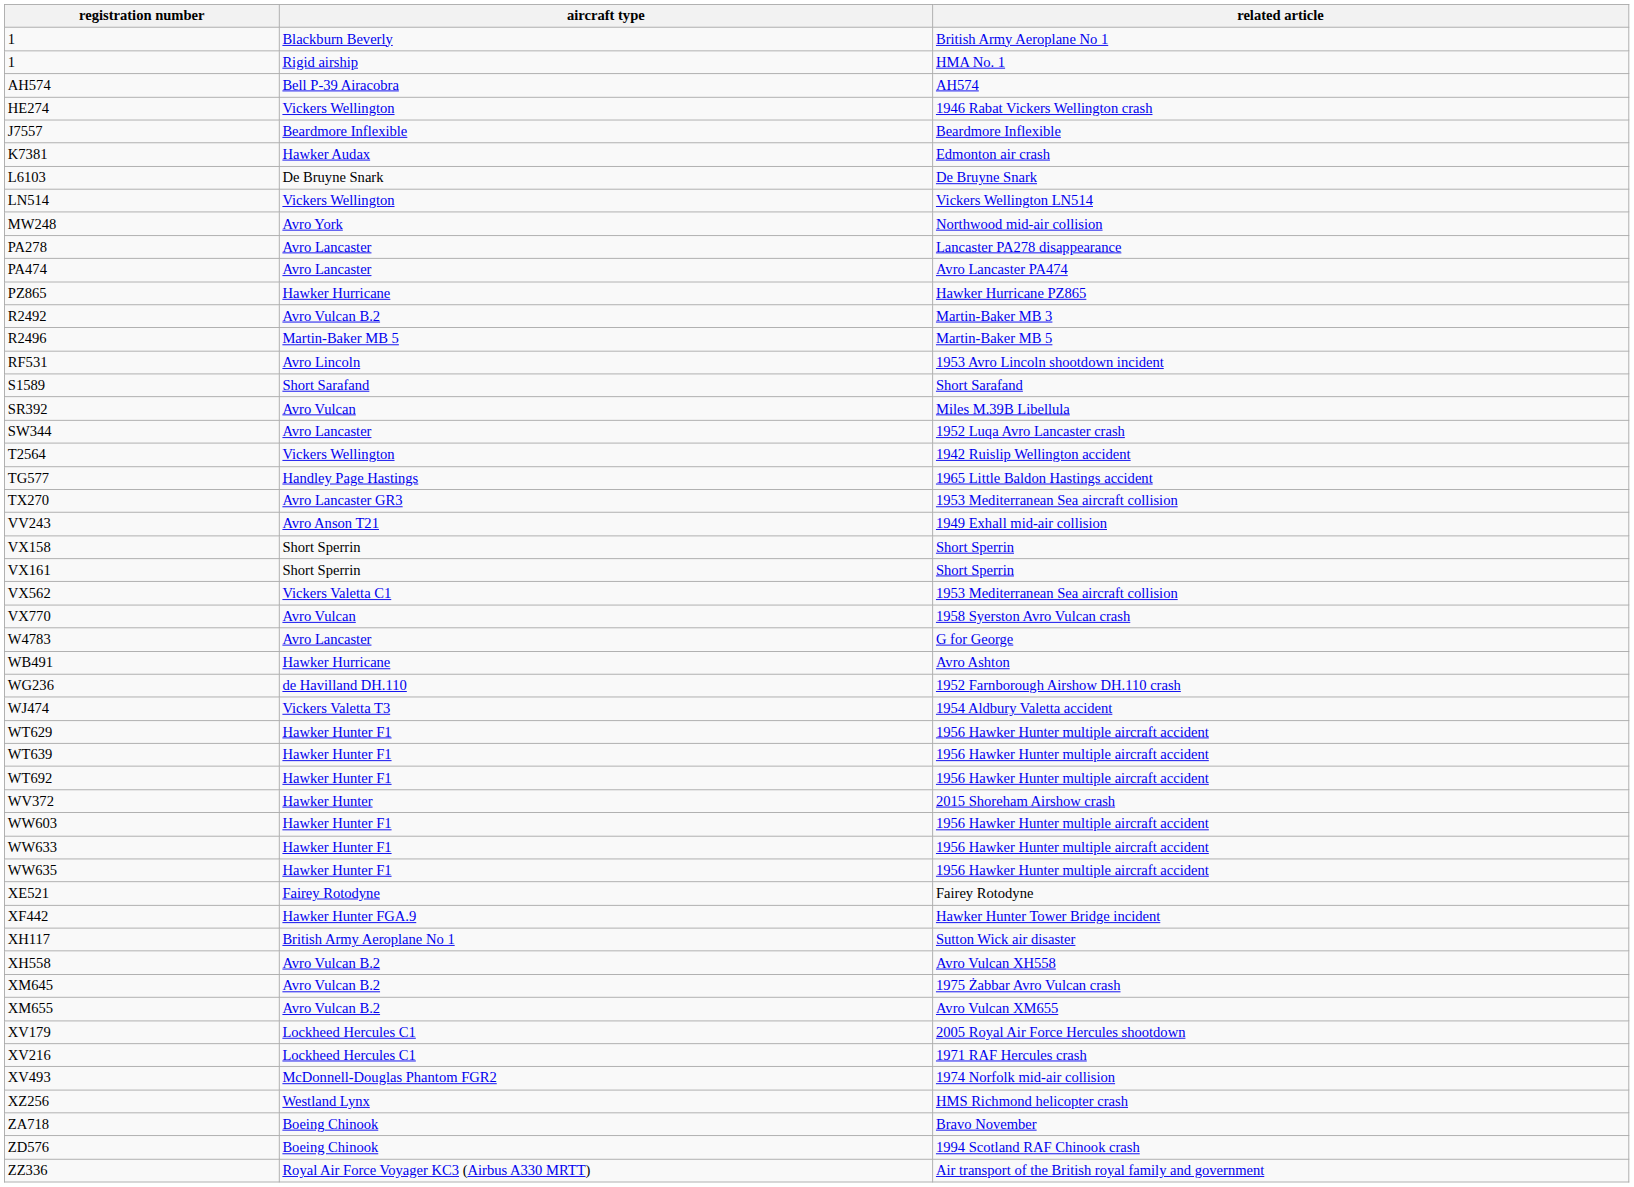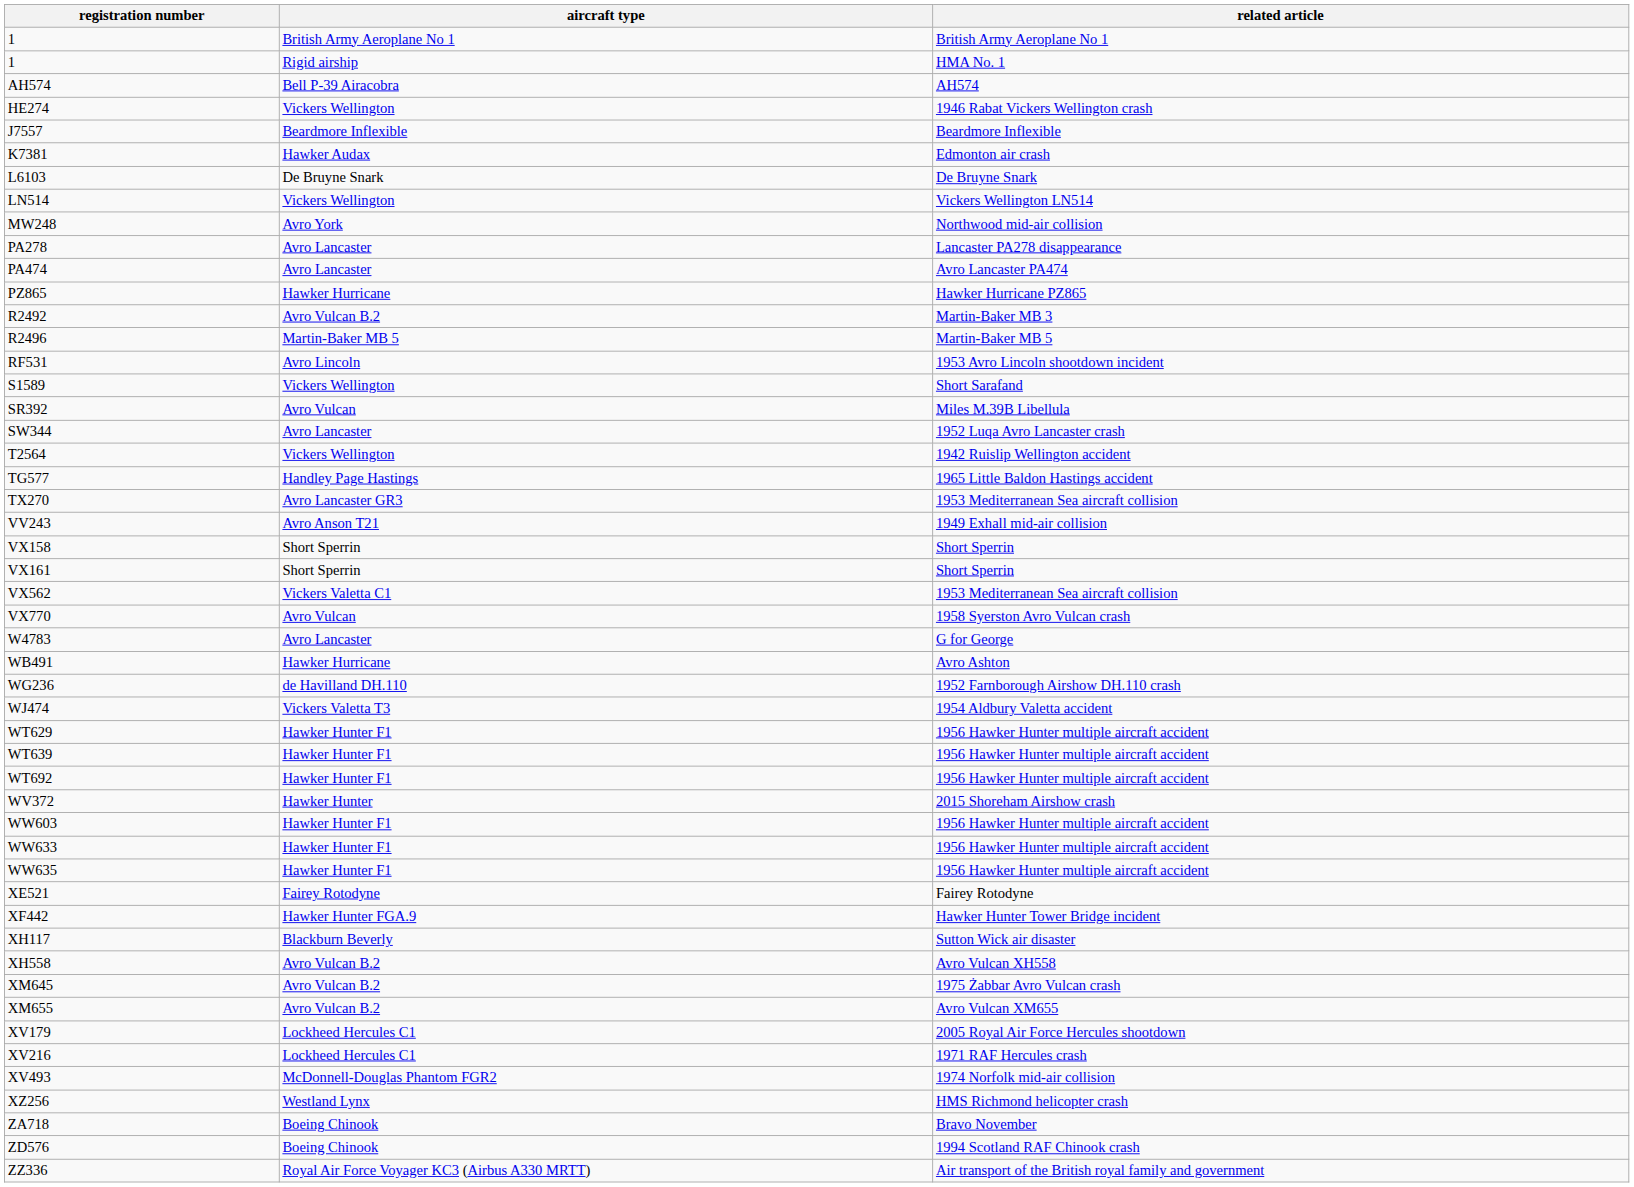(338, 39) Blackburn Beverly -> (369, 39) British Army Aeroplane No 1
(326, 385) Short Sarafand -> (338, 385) Vickers Wellington
(369, 939) British Army Aeroplane No 1 -> (338, 939) Blackburn Beverly
